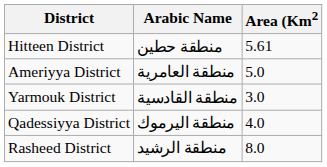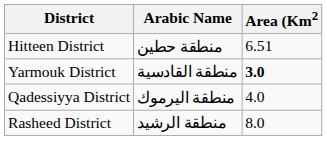(259, 46) 5.61 -> (259, 46) 6.51
- row: (64, 71)
(255, 97) normal -> (255, 71) bold
